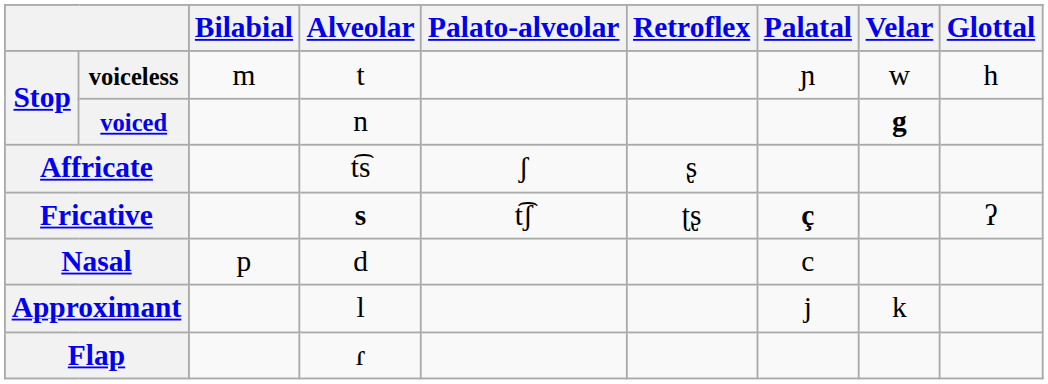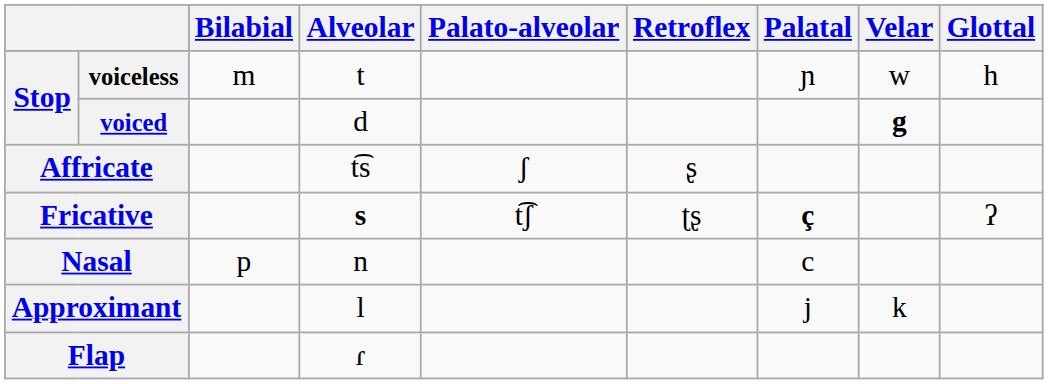(361, 121) n -> (361, 121) d
(361, 261) d -> (361, 261) n
